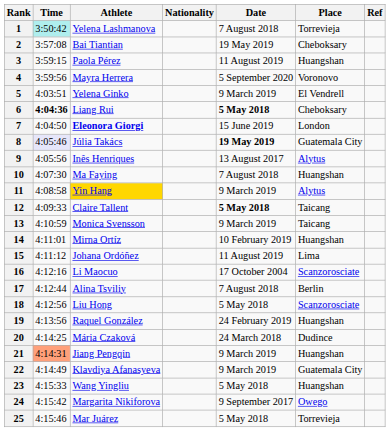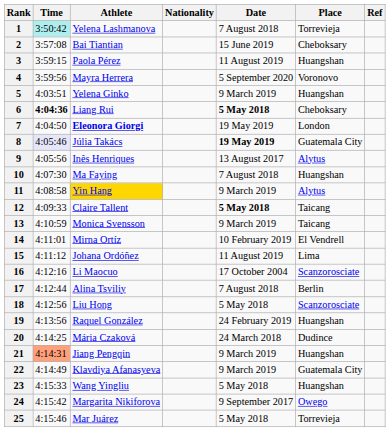(246, 45) 19 May 2019 -> (246, 45) 15 June 2019
(321, 93) El Vendrell -> (321, 93) Huangshan
(246, 126) 15 June 2019 -> (246, 126) 19 May 2019
(321, 239) Huangshan -> (321, 239) El Vendrell
